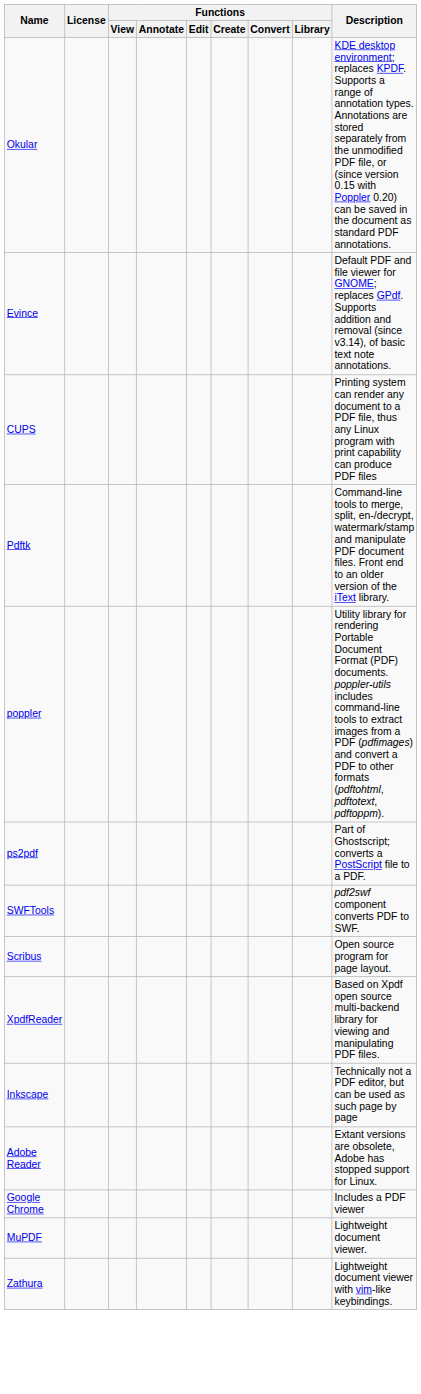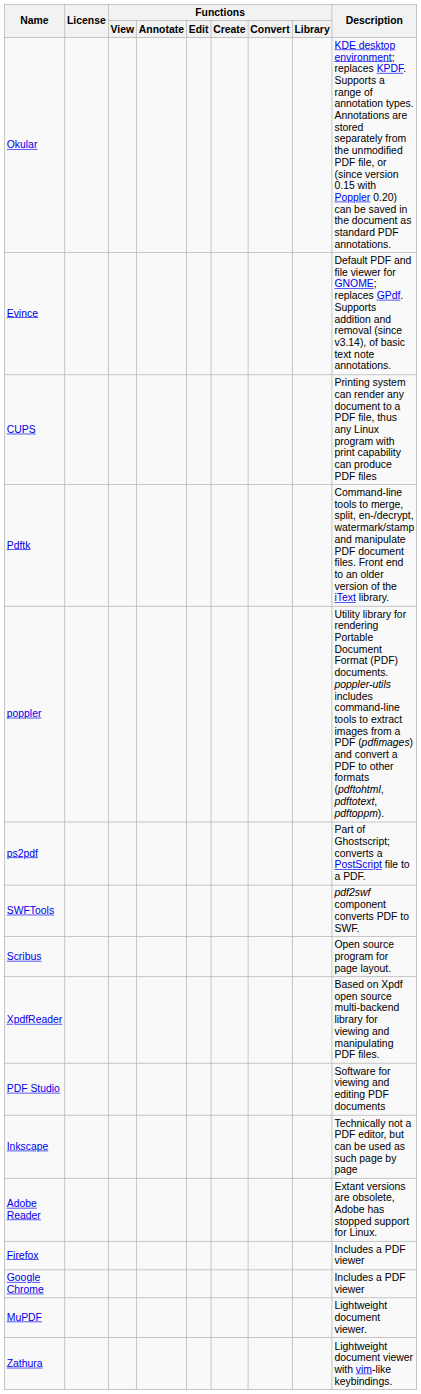+ row: (33, 1089)
+ row: (23, 1255)
